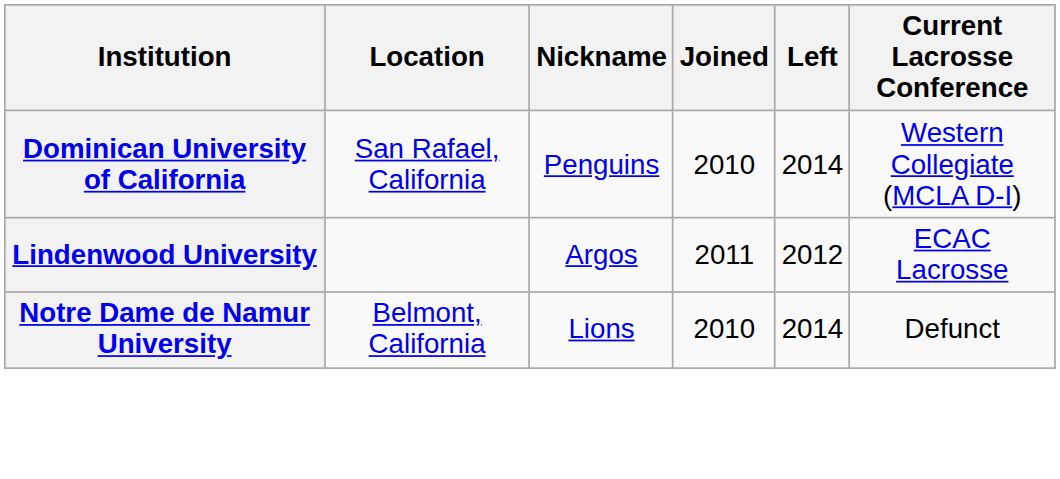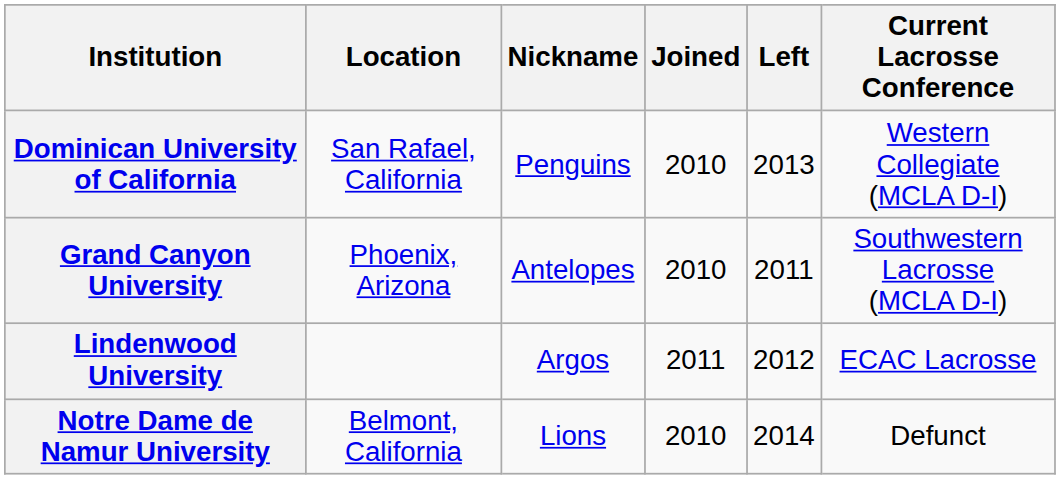(812, 163) 2014 -> (784, 163) 2013
+ row: (155, 269)
